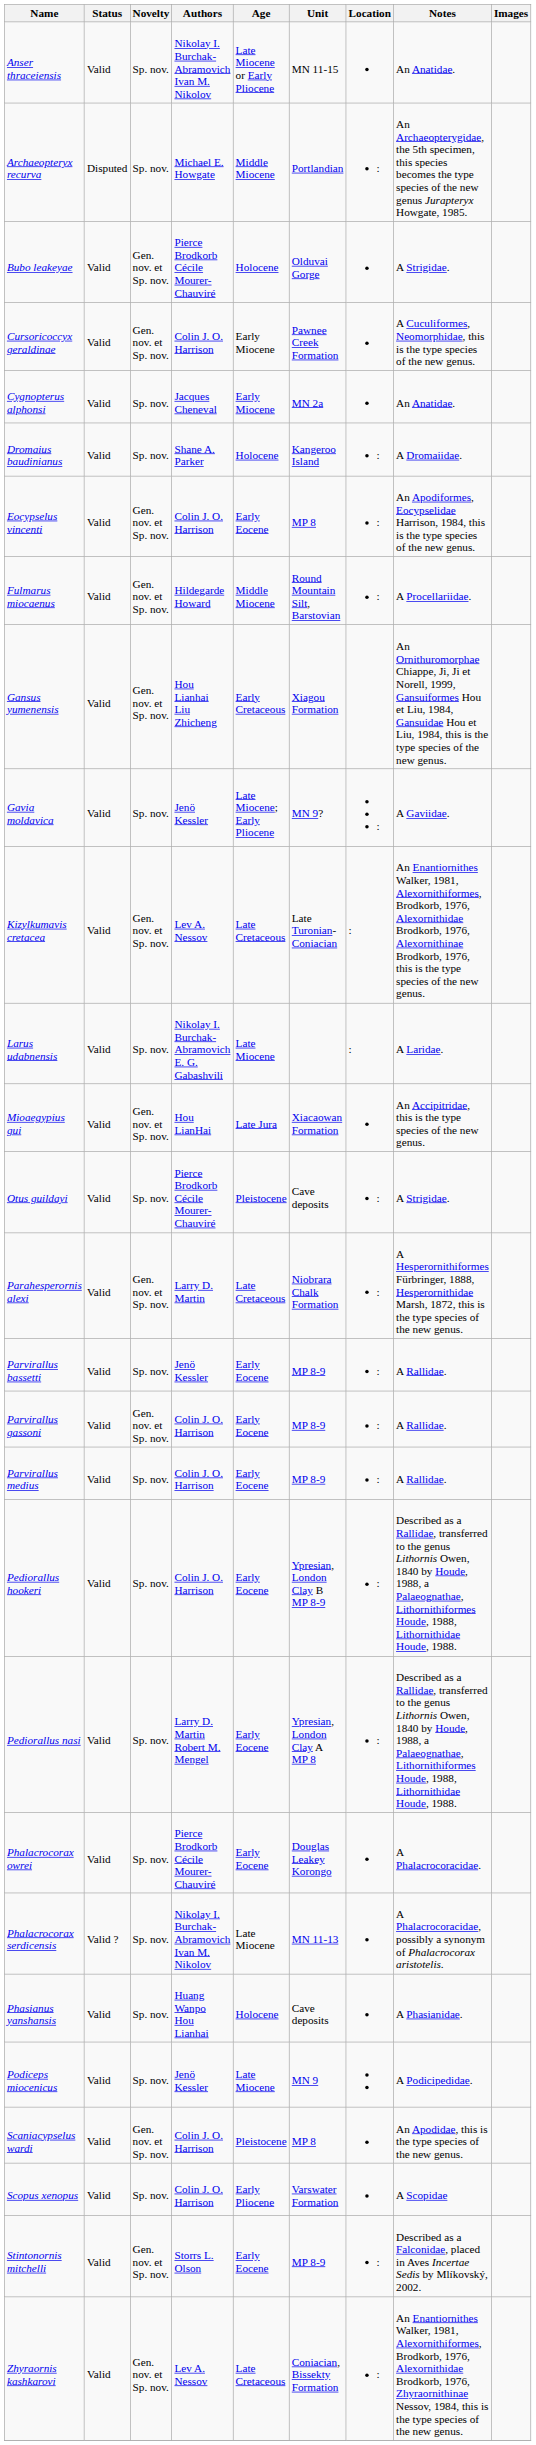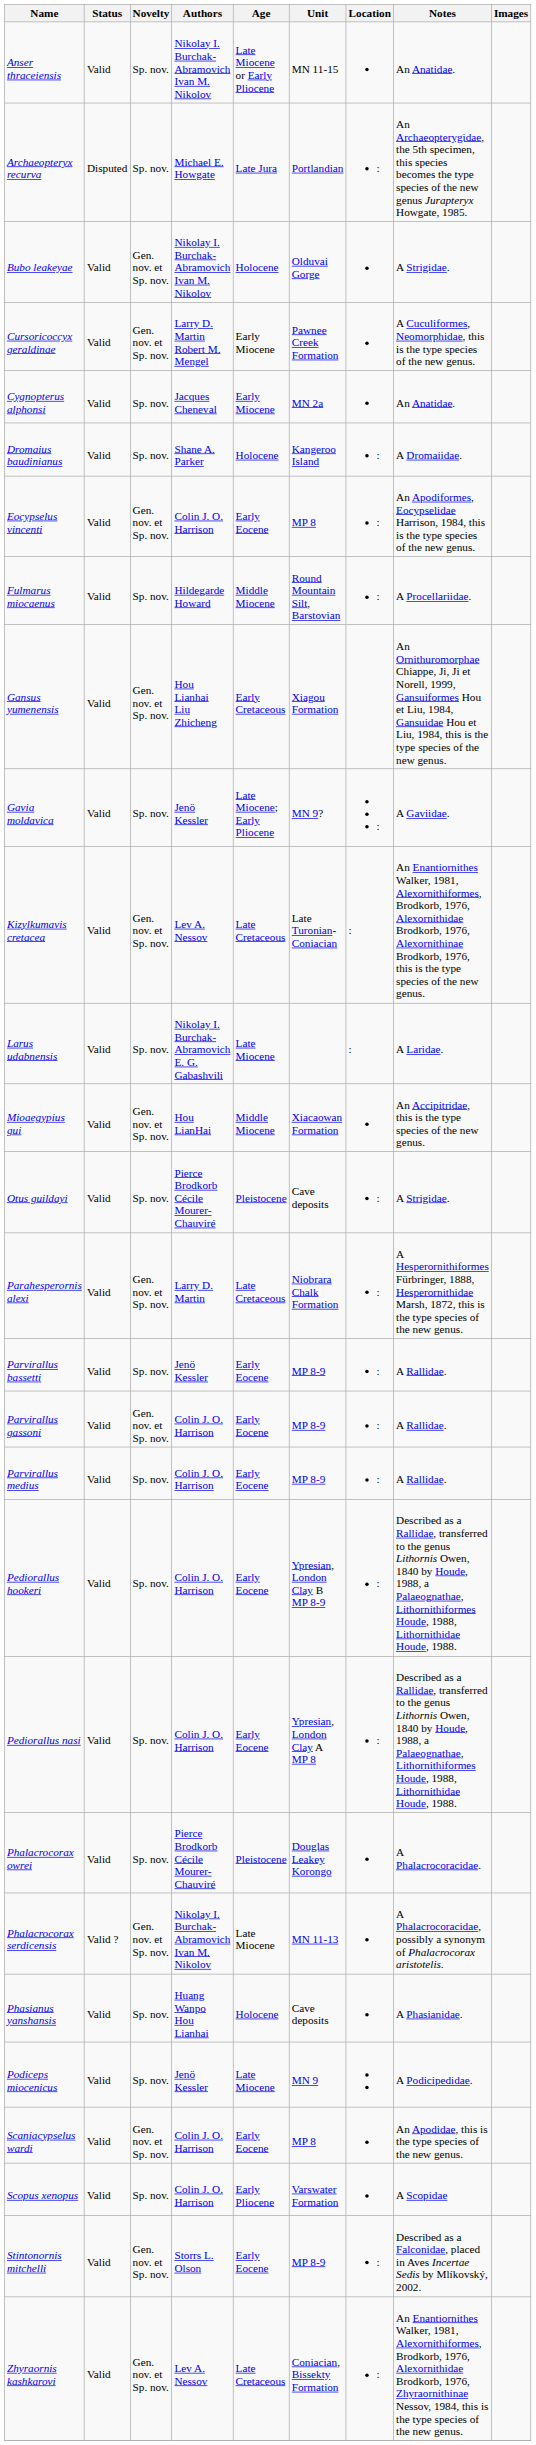(255, 168) Middle Miocene -> (256, 168) Late Jura
(196, 268) Pierce Brodkorb Cécile Mourer-Chauviré -> (202, 268) Nikolay I. Burchak-Abramovich Ivan M. Nikolov
(199, 342) Colin J. O. Harrison -> (197, 342) Larry D. Martin Robert M. Mengel
(151, 597) Gen. nov. et Sp. nov. -> (151, 597) Sp. nov.
(256, 1124) Late Jura -> (255, 1124) Middle Miocene
(197, 1740) Larry D. Martin Robert M. Mengel -> (199, 1740) Colin J. O. Harrison
(252, 1859) Early Eocene -> (261, 1859) Pleistocene
(151, 1939) Sp. nov. -> (151, 1939) Gen. nov. et Sp. nov.
(261, 2141) Pleistocene -> (252, 2141) Early Eocene
